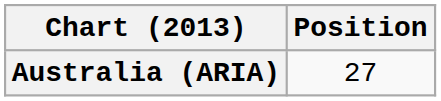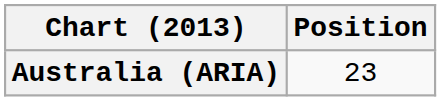(361, 73) 27 -> (361, 73) 23
